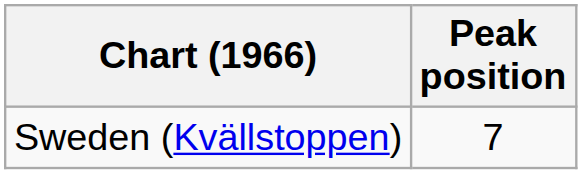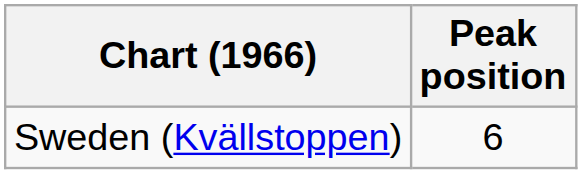(493, 136) 7 -> (493, 136) 6
